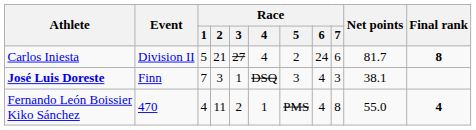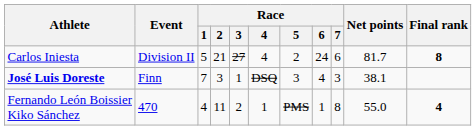(322, 107) 4 -> (322, 107) 1
